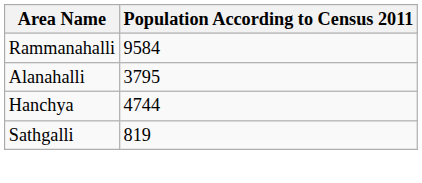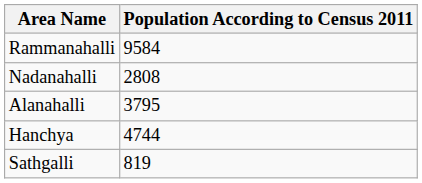+ row: (53, 76)
